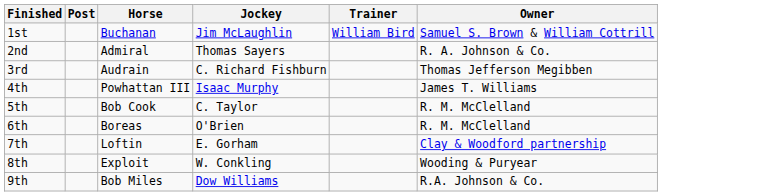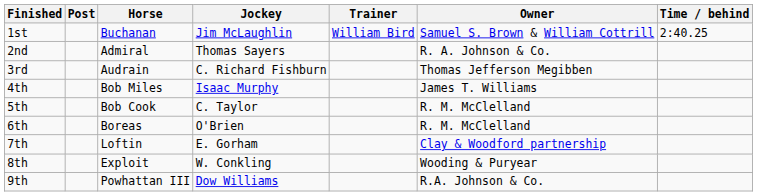+ column: (705, 14)
(145, 88) Powhattan III -> (132, 88) Bob Miles
(132, 182) Bob Miles -> (145, 182) Powhattan III
